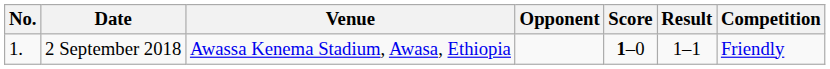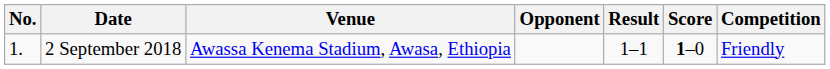columns swapped: (630, 19) <-> (687, 19)
